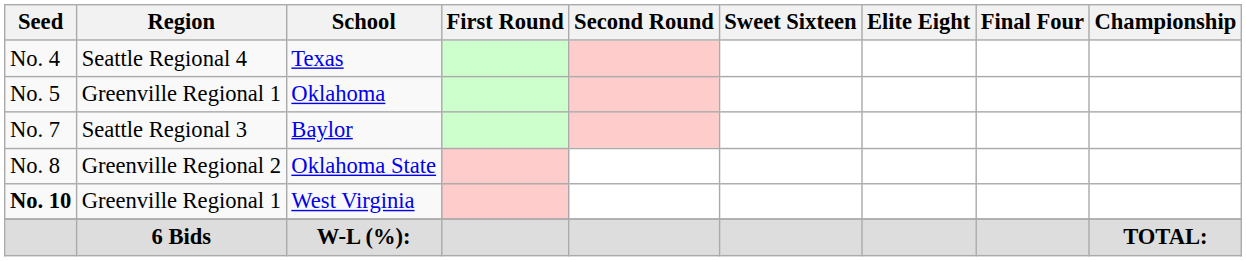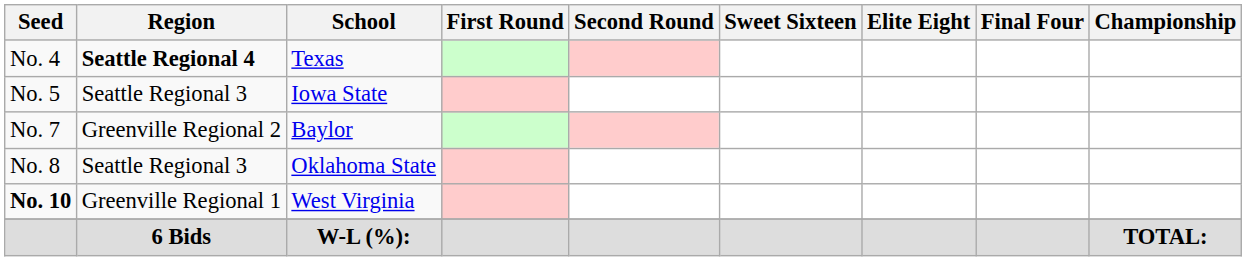(164, 58) normal -> (168, 58) bold
+ row: (339, 93)
- row: (338, 93)
(164, 129) Seattle Regional 3 -> (181, 129) Greenville Regional 2
(181, 165) Greenville Regional 2 -> (164, 165) Seattle Regional 3
